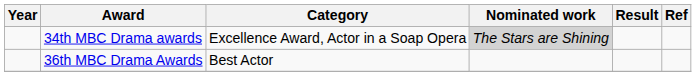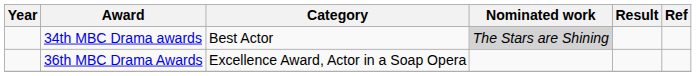(338, 37) Excellence Award, Actor in a Soap Opera -> (241, 37) Best Actor
(241, 60) Best Actor -> (338, 60) Excellence Award, Actor in a Soap Opera
